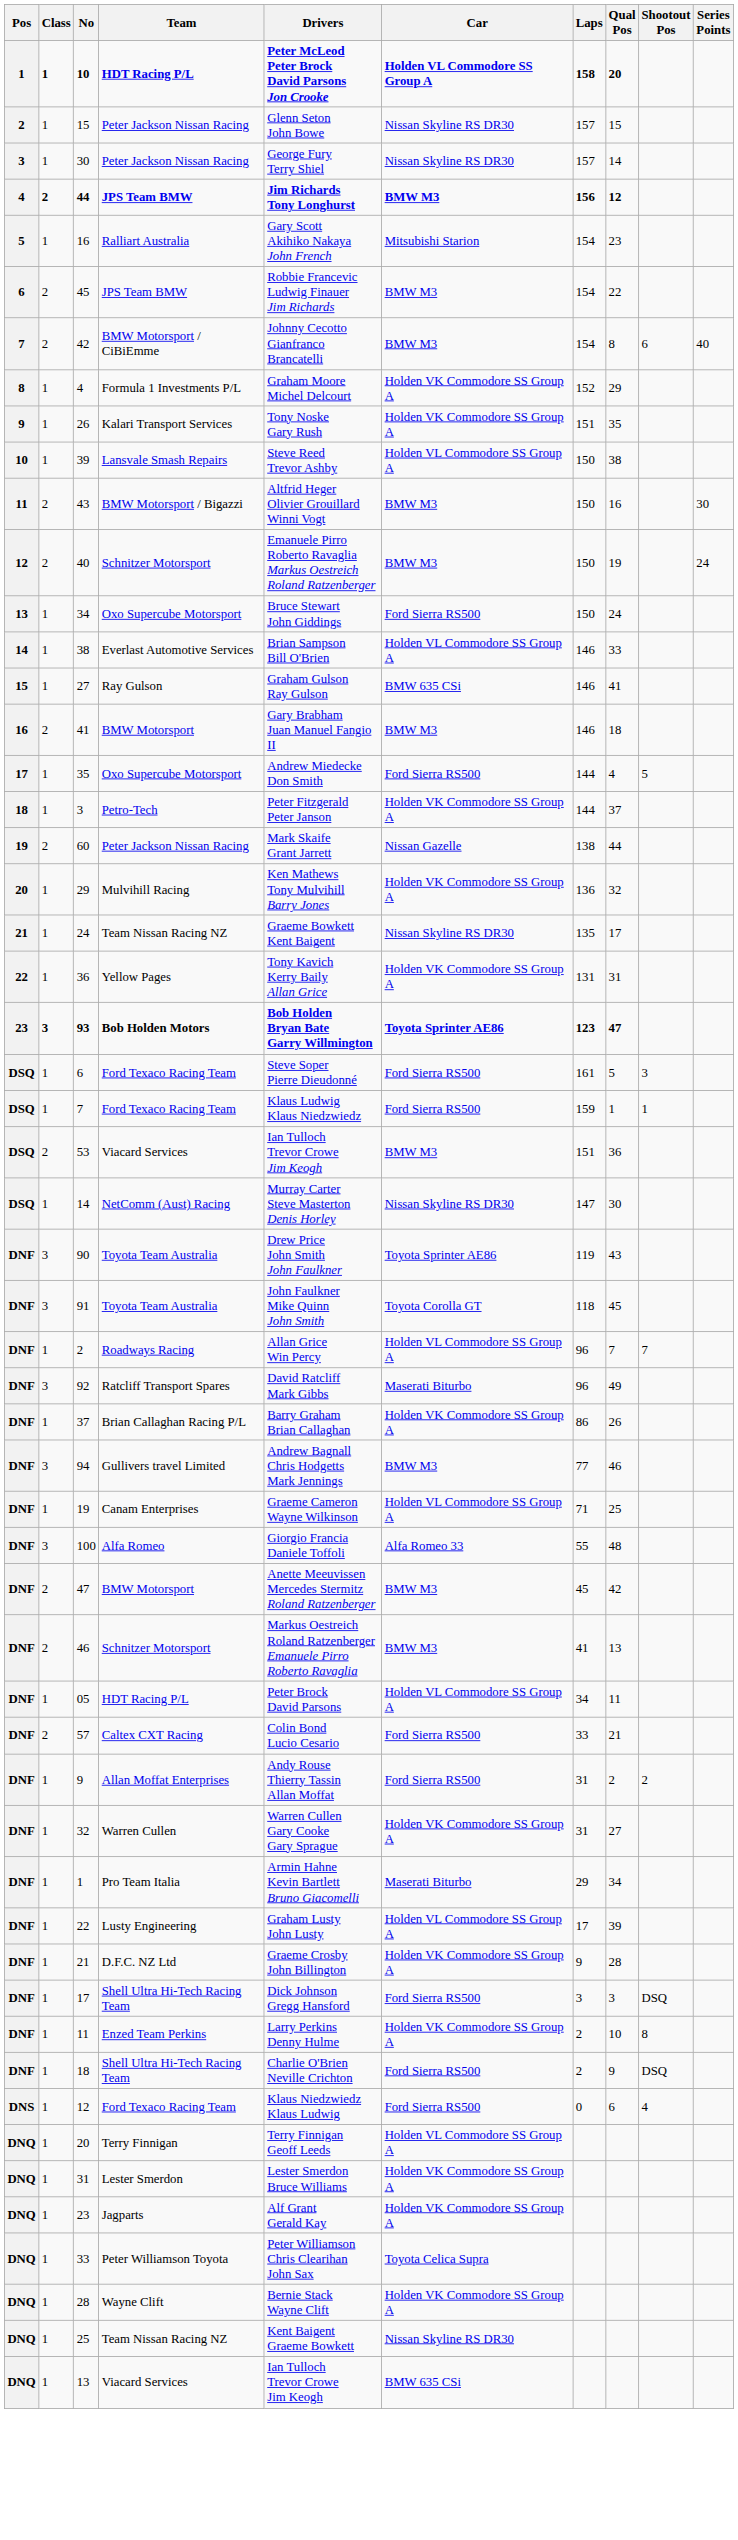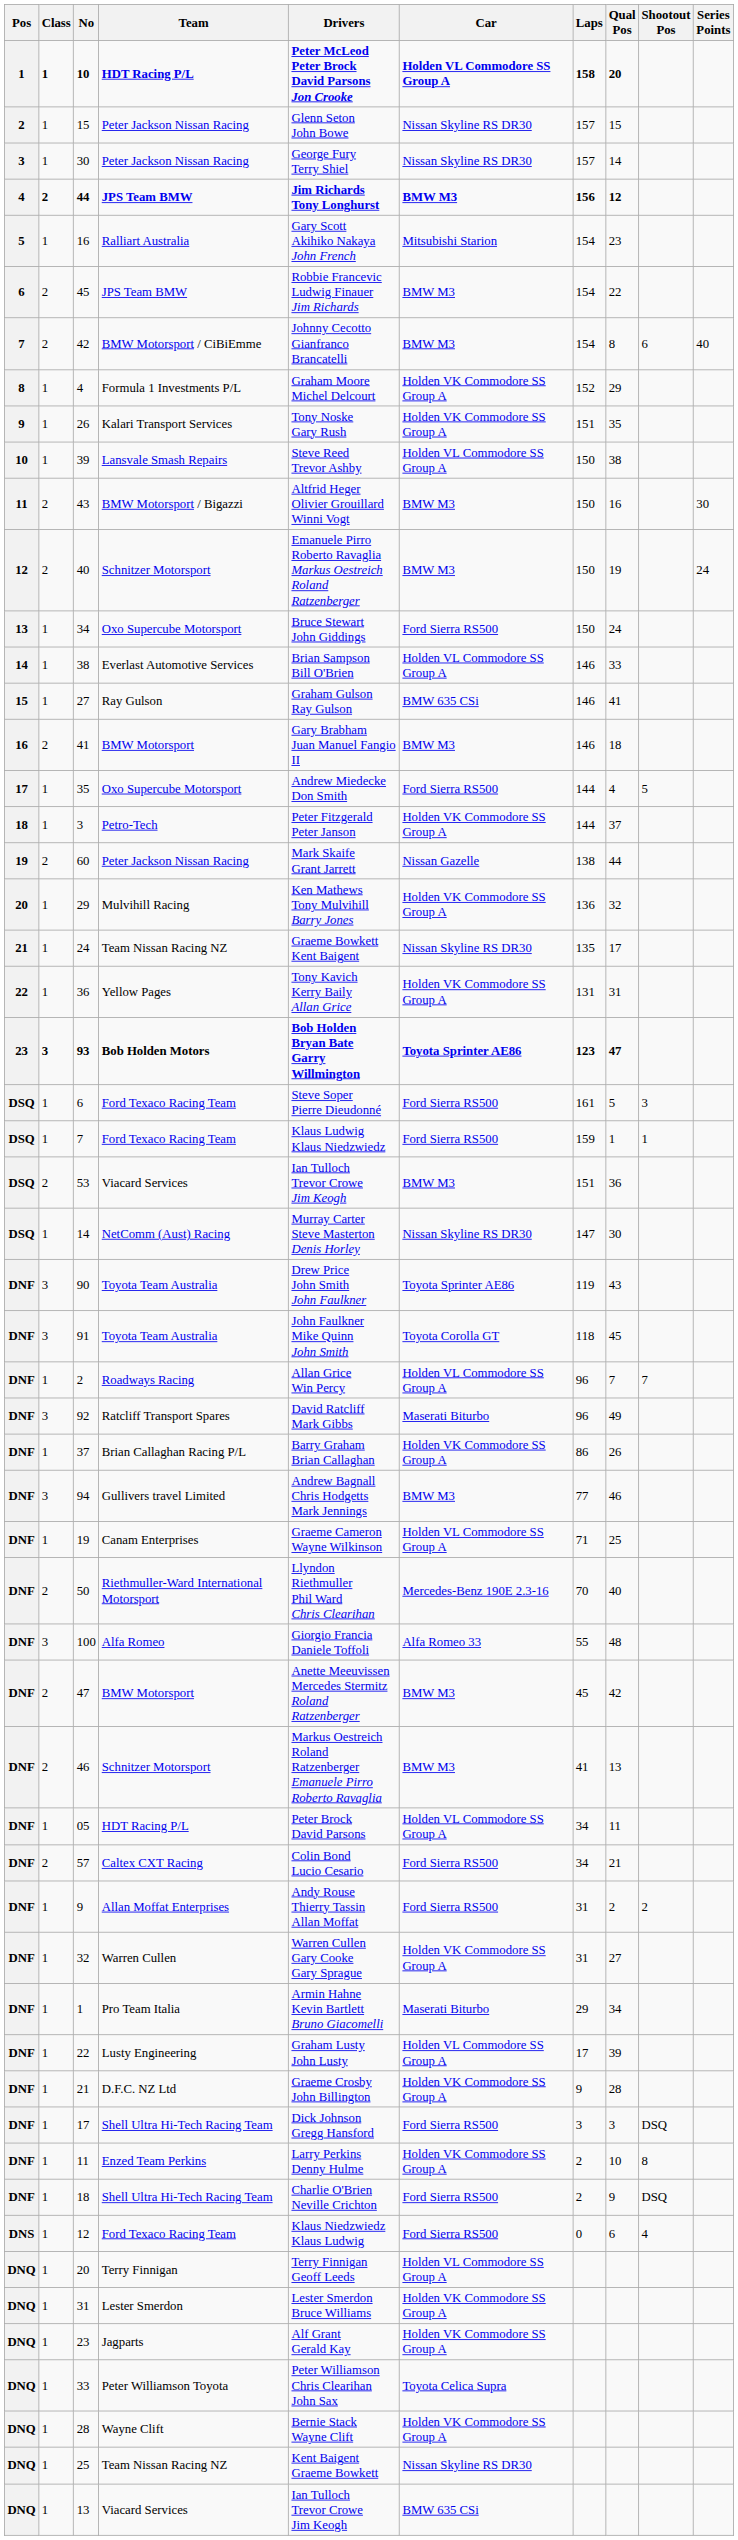+ row: (83, 1591)
(582, 1735) 33 -> (582, 1862) 34
